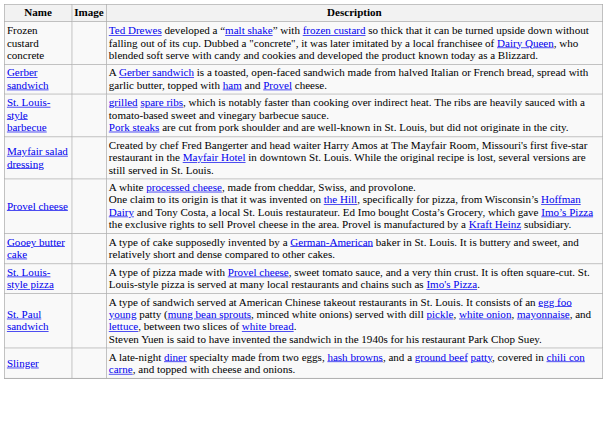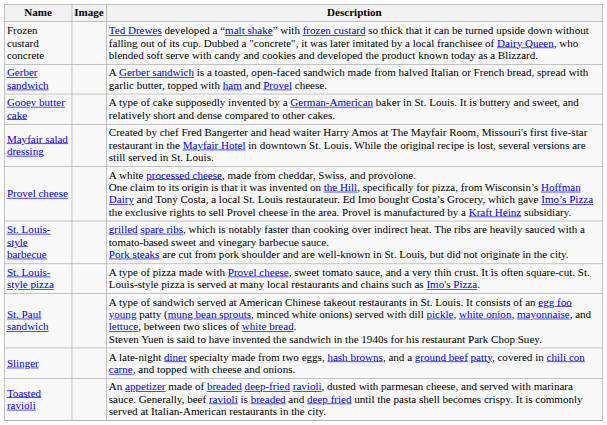rows swapped: (36, 248) <-> (29, 115)
+ row: (24, 399)
